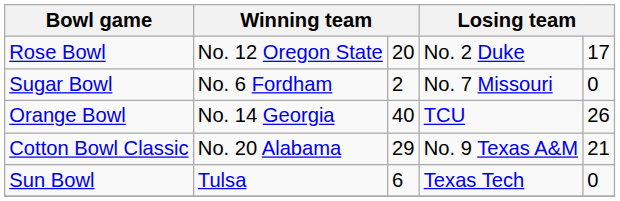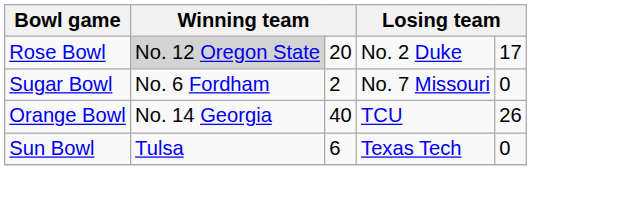(290, 52) no background -> (228, 52) lightgrey background
- row: (99, 148)
